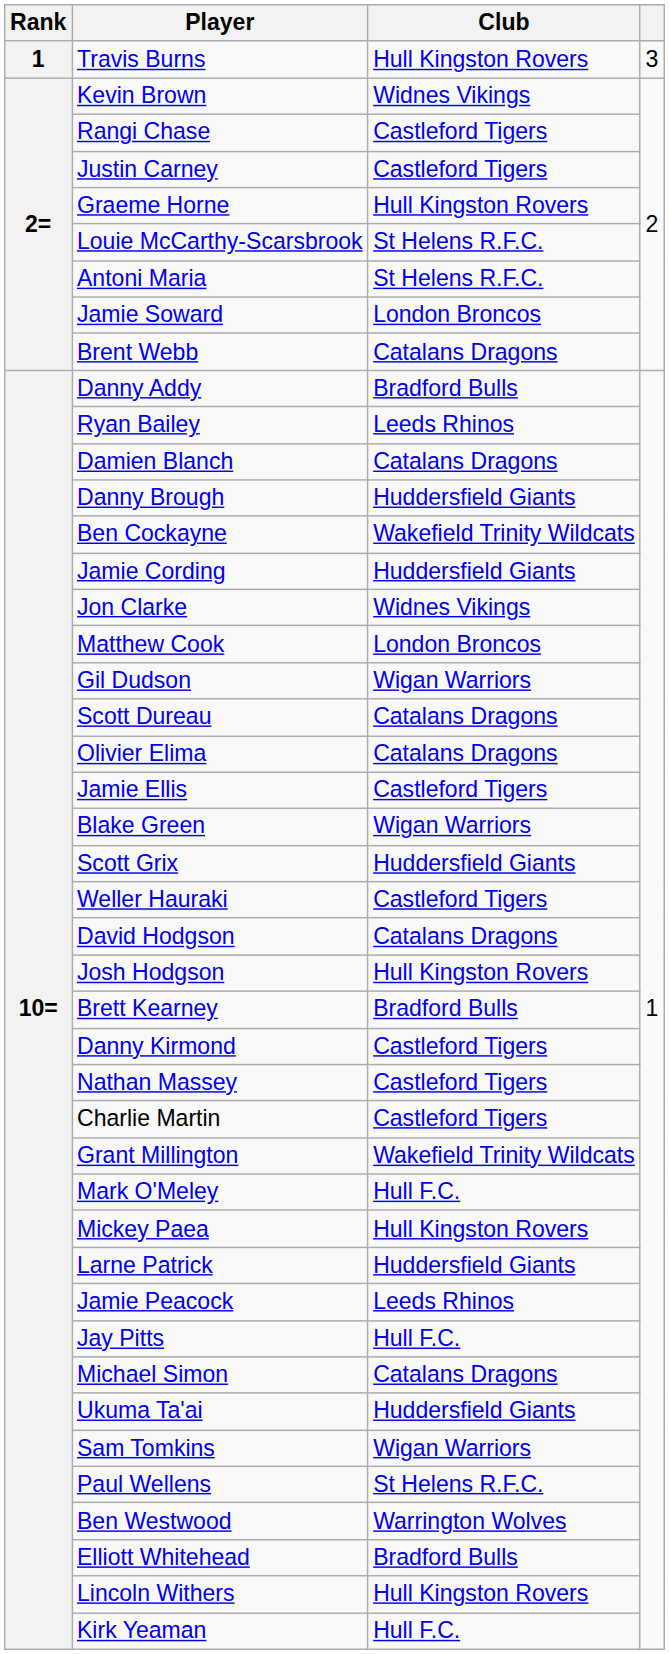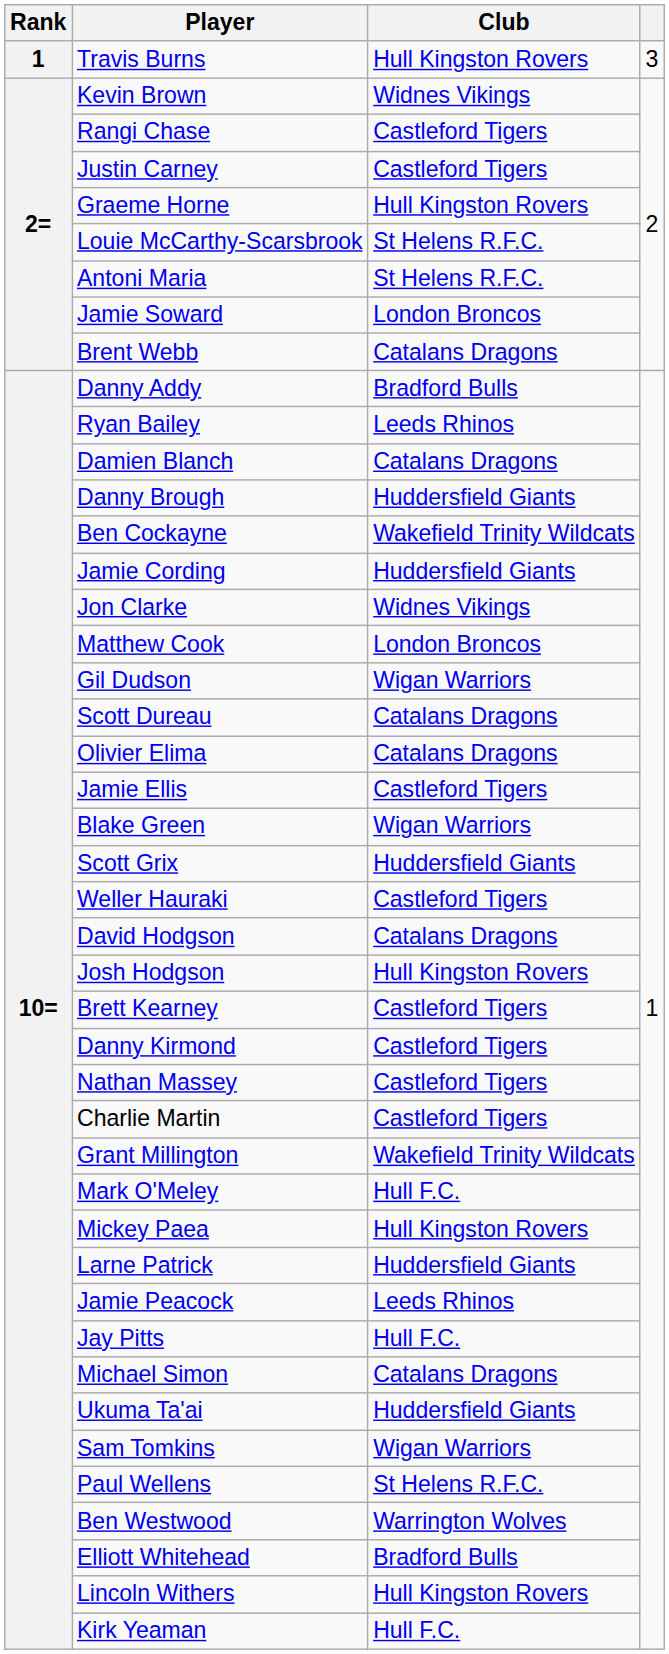(446, 1009) Bradford Bulls -> (460, 1009) Castleford Tigers
